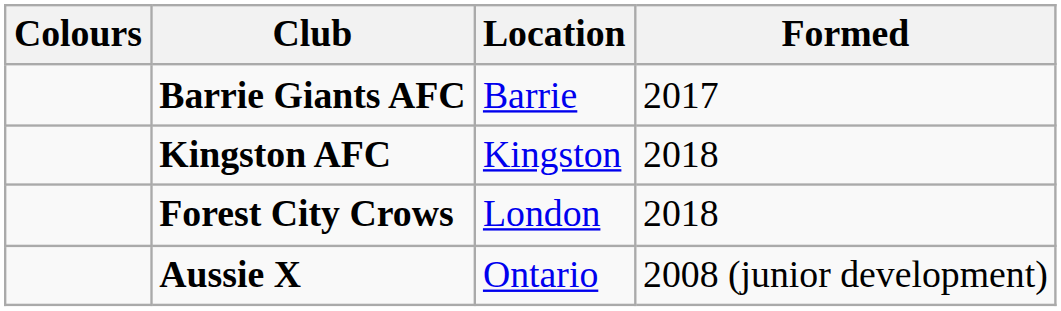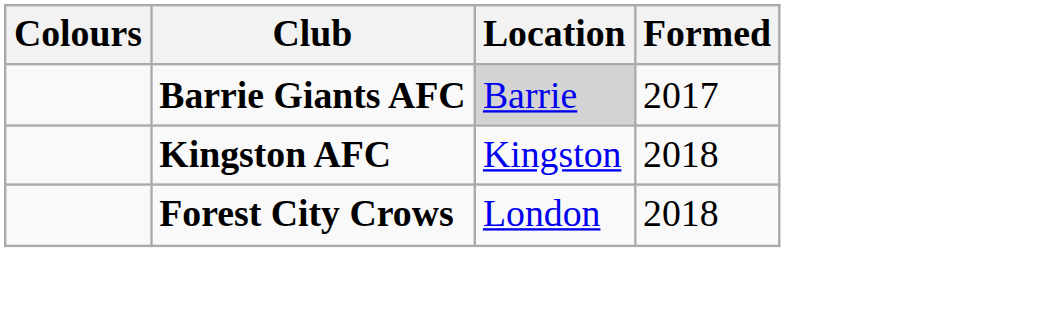(530, 94) no background -> (530, 94) lightgrey background
- row: (230, 273)
